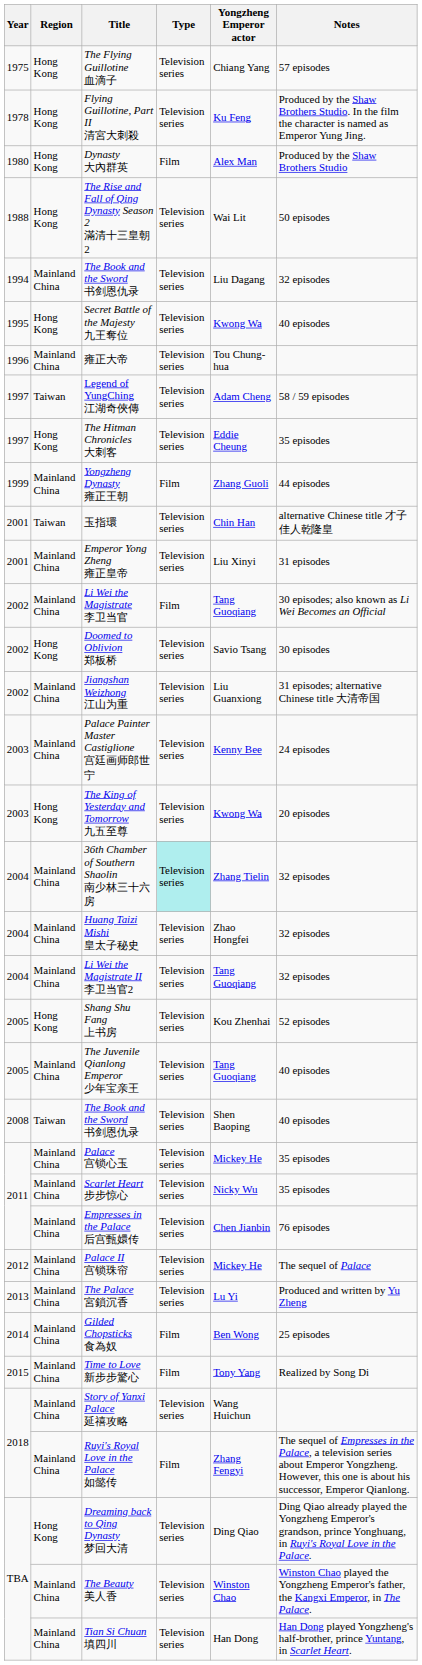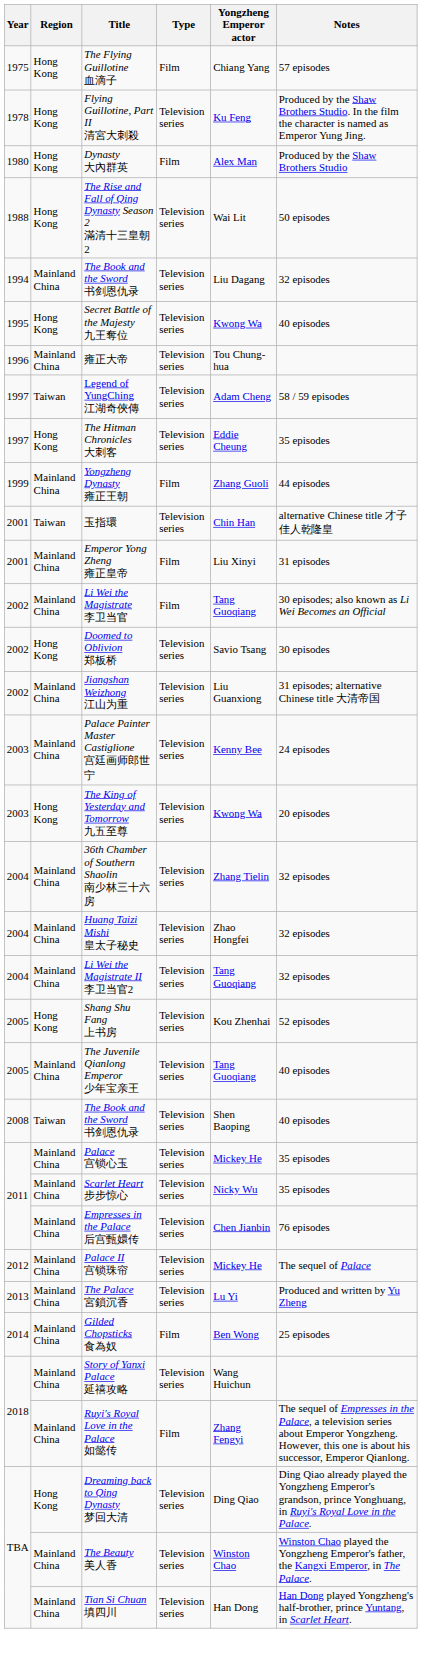(182, 68) Television series -> (169, 68) Film
(182, 561) Television series -> (169, 561) Film
(182, 876) paleturquoise background -> (182, 876) no background
- row: (18, 1372)
